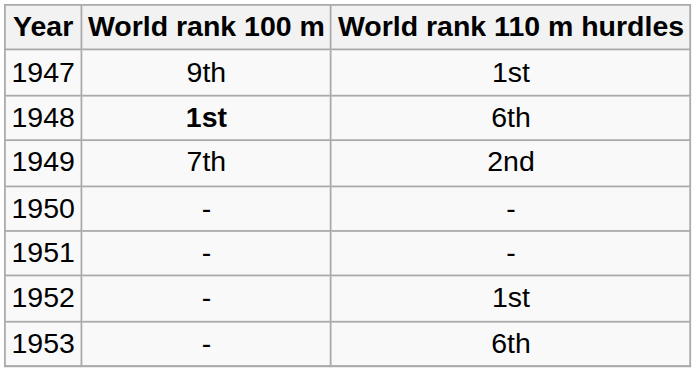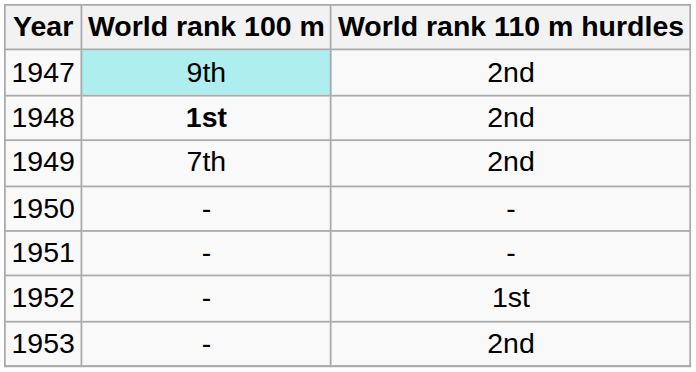(206, 72) no background -> (206, 72) paleturquoise background
(511, 72) 1st -> (511, 72) 2nd
(511, 117) 6th -> (511, 117) 2nd
(511, 343) 6th -> (511, 343) 2nd
